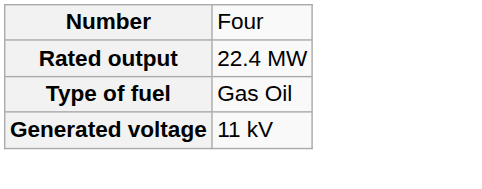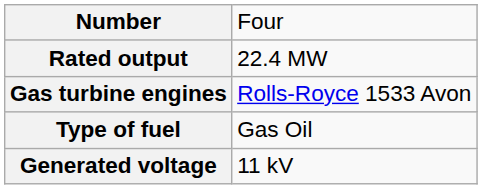+ row: (118, 93)
